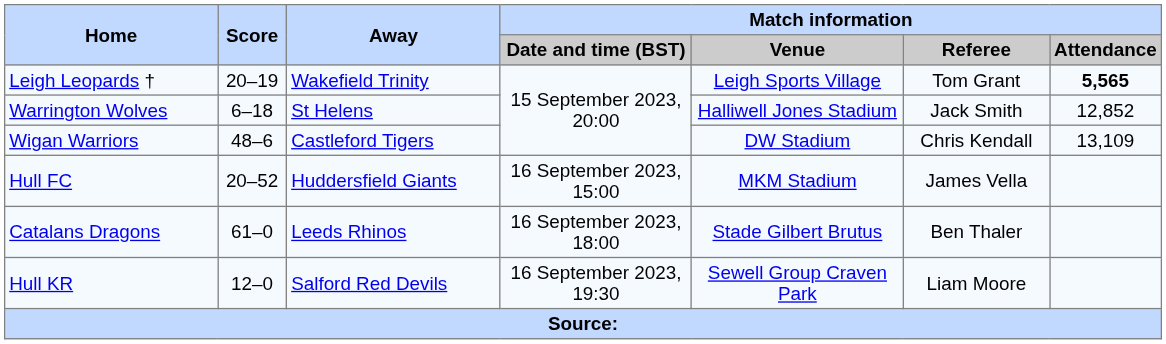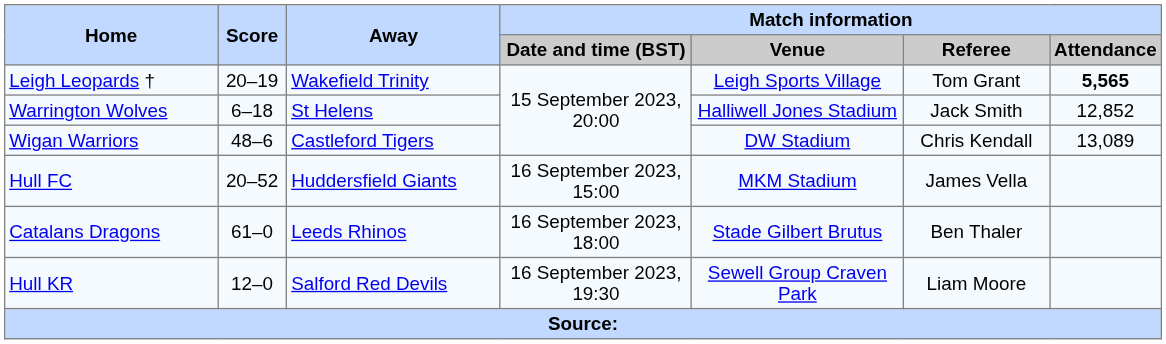(1105, 140) 13,109 -> (1105, 140) 13,089
